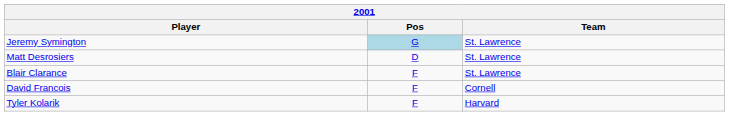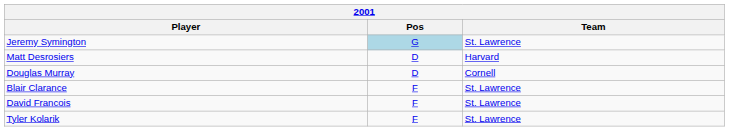(493, 57) St. Lawrence -> (482, 57) Harvard
+ row: (40, 73)
(480, 88) Cornell -> (493, 103) St. Lawrence
(482, 103) Harvard -> (493, 118) St. Lawrence
